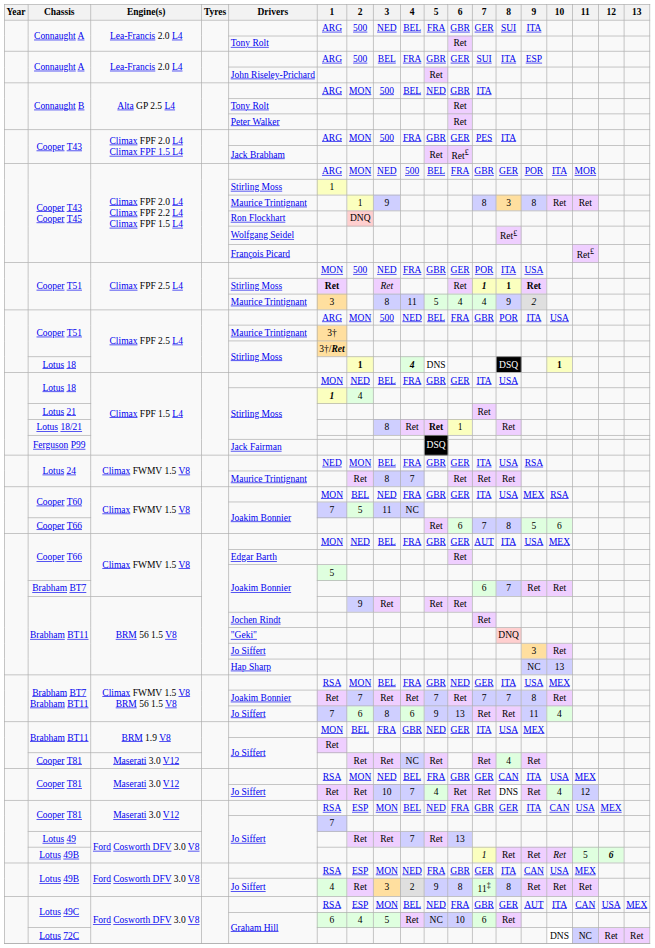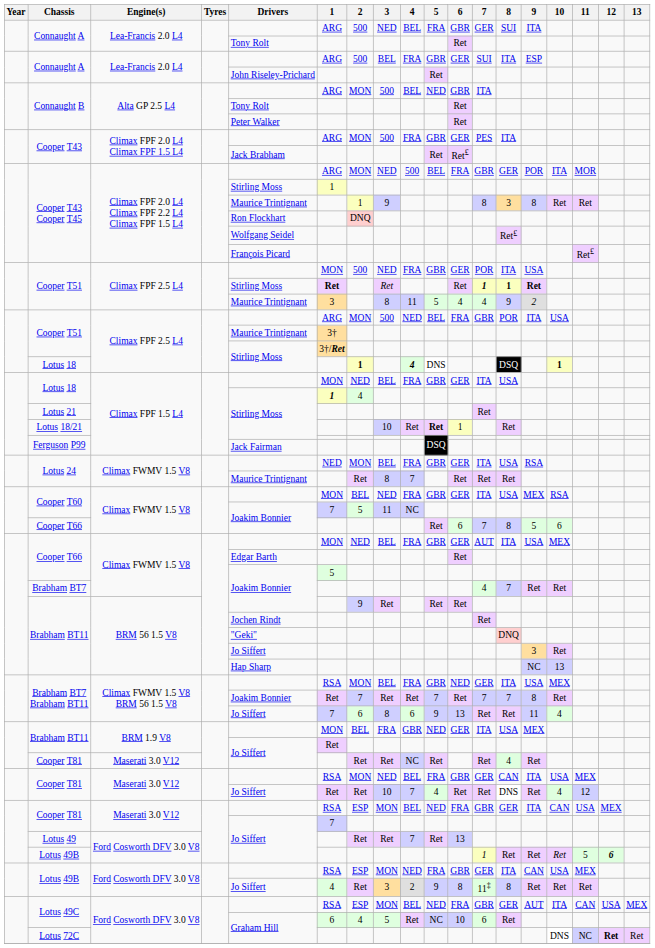(387, 427) 8 -> (387, 427) 10
(484, 589) 6 -> (484, 589) 4
(611, 936) normal -> (611, 936) bold
